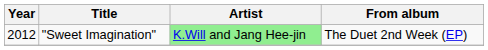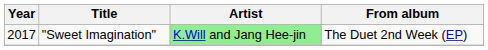(22, 34) 2012 -> (22, 34) 2017
